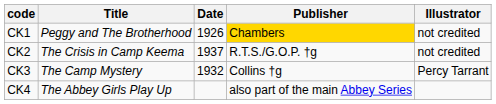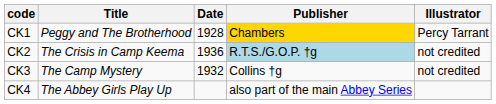(210, 33) 1926 -> (210, 33) 1928
(449, 33) not credited -> (453, 33) Percy Tarrant
(210, 52) 1937 -> (210, 52) 1936
(273, 52) no background -> (273, 52) lightblue background
(453, 71) Percy Tarrant -> (449, 71) not credited
